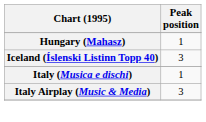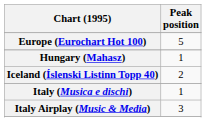+ row: (82, 41)
(181, 58) 3 -> (181, 74) 2
